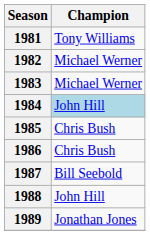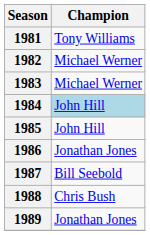(85, 128) Chris Bush -> (80, 128) John Hill
(85, 151) Chris Bush -> (95, 151) Jonathan Jones
(80, 196) John Hill -> (85, 196) Chris Bush
